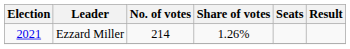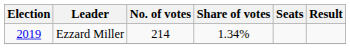(29, 33) 2021 -> (29, 33) 2019
(234, 33) 1.26% -> (234, 33) 1.34%
